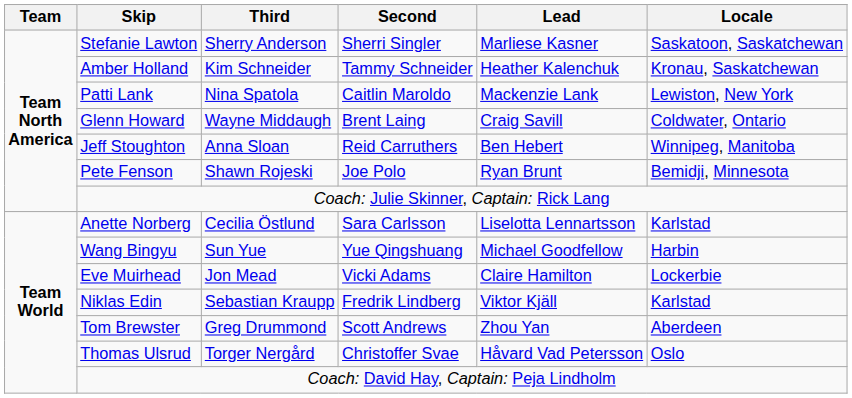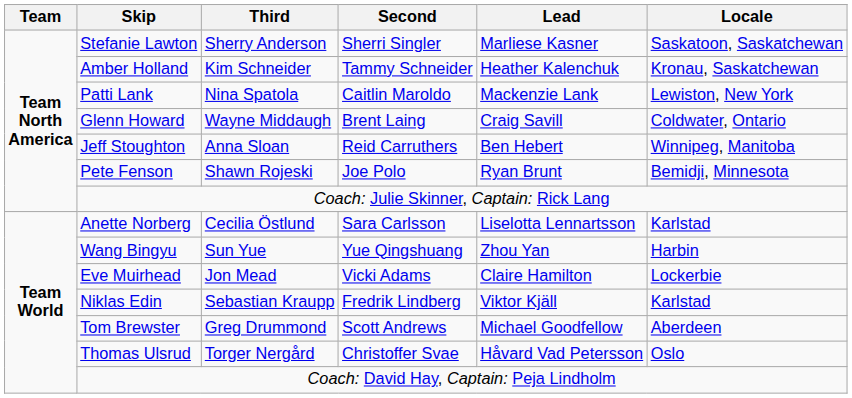(551, 250) Michael Goodfellow -> (515, 250) Zhou Yan
(515, 328) Zhou Yan -> (551, 328) Michael Goodfellow
